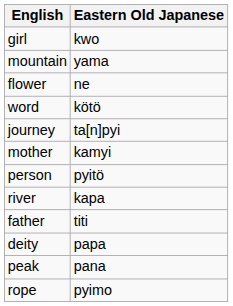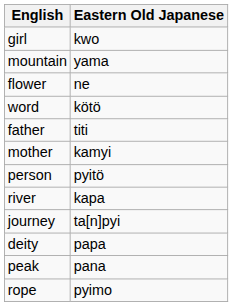rows swapped: (26, 221) <-> (31, 130)
